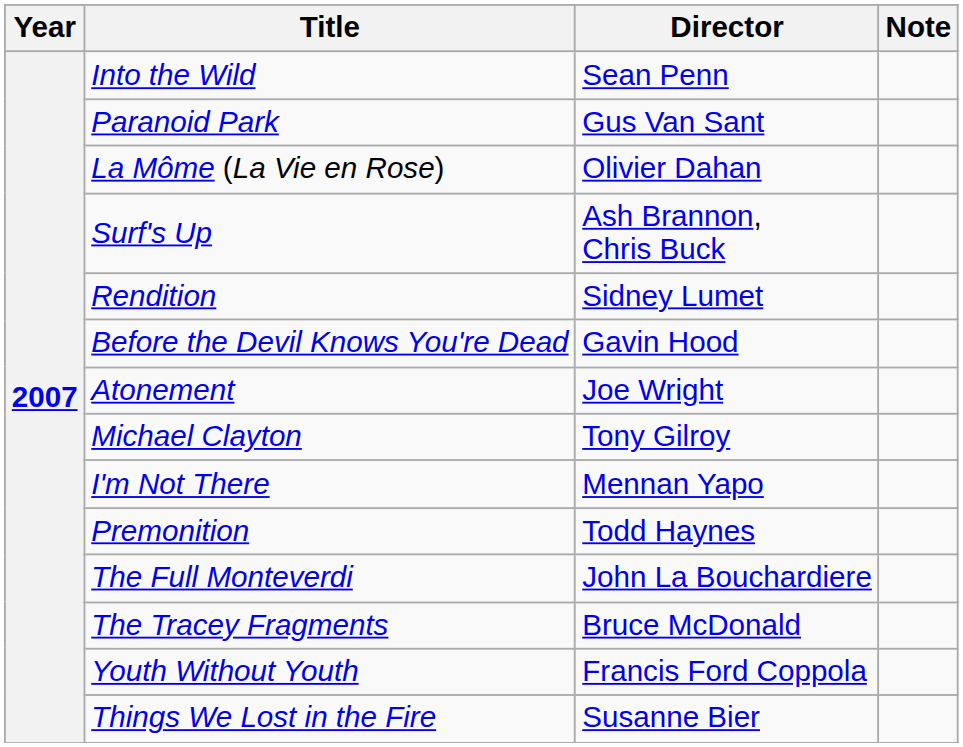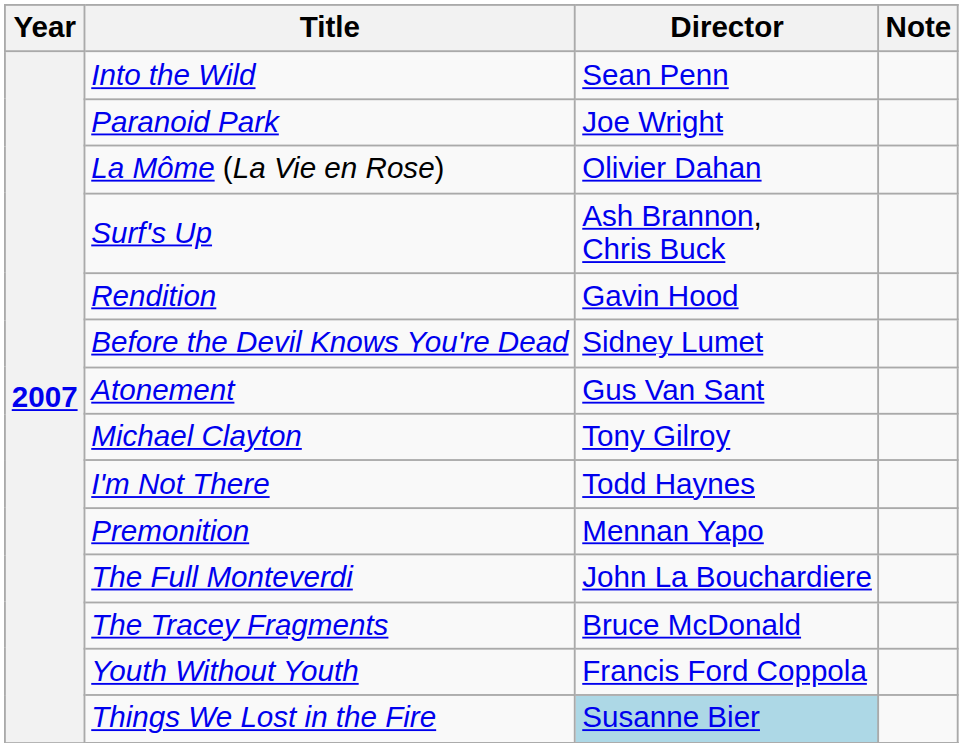(673, 121) Gus Van Sant -> (653, 121) Joe Wright
(673, 295) Sidney Lumet -> (660, 295) Gavin Hood
(660, 342) Gavin Hood -> (673, 342) Sidney Lumet
(653, 389) Joe Wright -> (673, 389) Gus Van Sant
(673, 483) Mennan Yapo -> (669, 483) Todd Haynes
(669, 530) Todd Haynes -> (673, 530) Mennan Yapo
(671, 718) no background -> (671, 718) lightblue background
